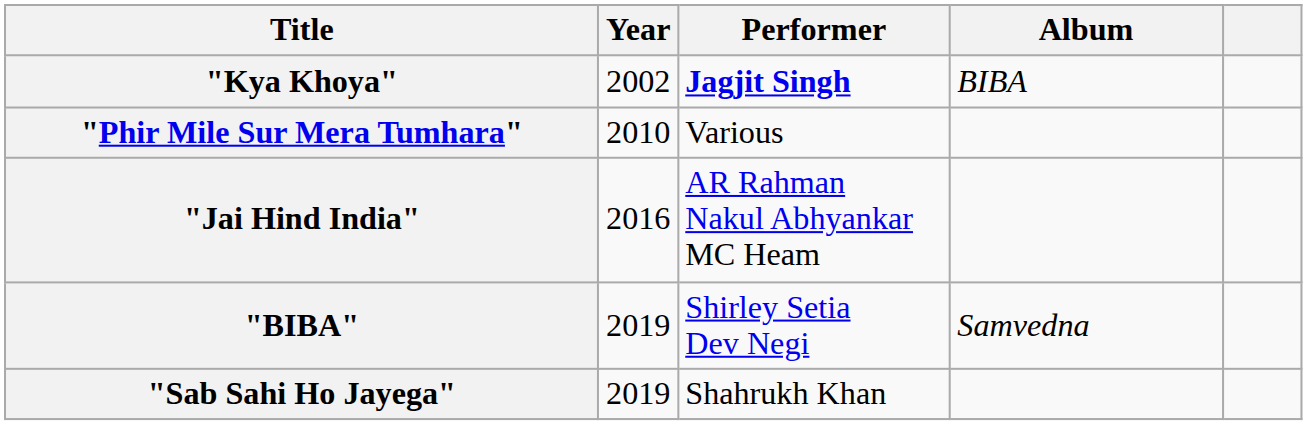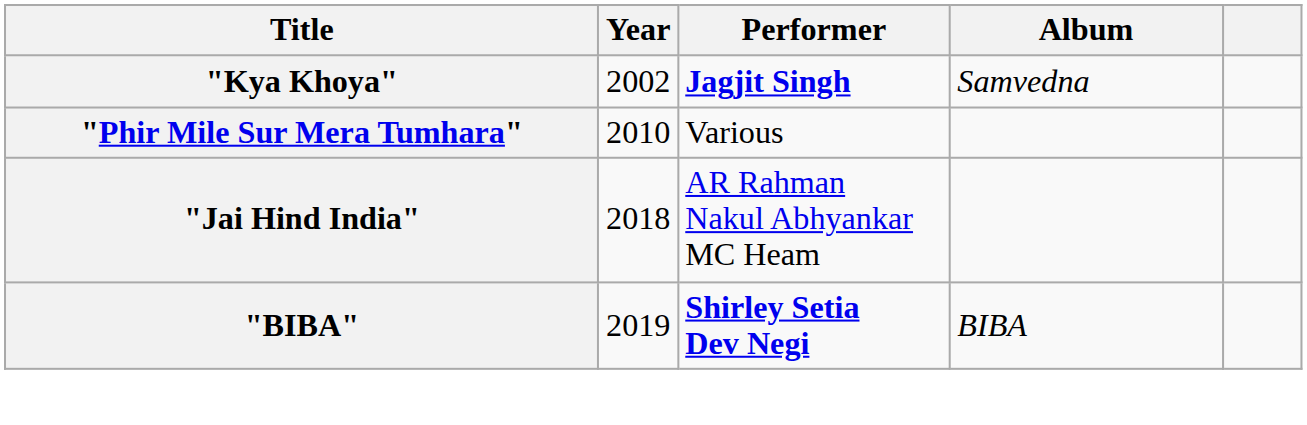(992, 81) BIBA -> (1023, 81) Samvedna
(638, 219) 2016 -> (638, 219) 2018
(768, 324) normal -> (772, 324) bold
(1023, 324) Samvedna -> (992, 324) BIBA
- row: (302, 393)
